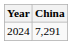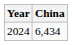(48, 31) 7,291 -> (48, 31) 6,434
